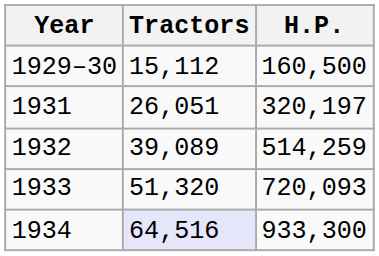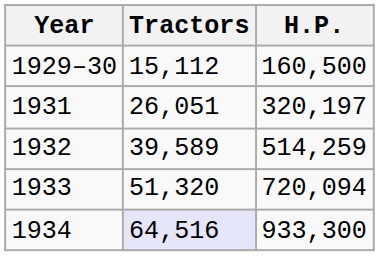(174, 148) 39,089 -> (174, 148) 39,589
(314, 189) 720,093 -> (314, 189) 720,094
